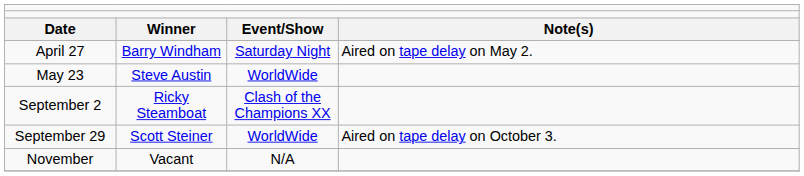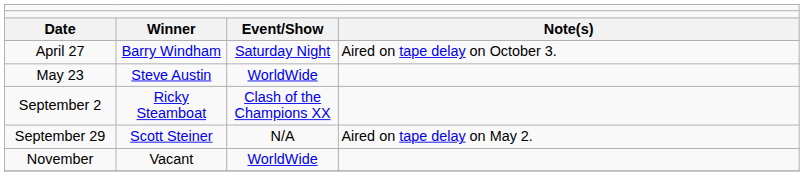(437, 52) Aired on tape delay on May 2. -> (449, 52) Aired on tape delay on October 3.
(283, 136) WorldWide -> (283, 136) N/A
(449, 136) Aired on tape delay on October 3. -> (437, 136) Aired on tape delay on May 2.
(283, 159) N/A -> (283, 159) WorldWide
